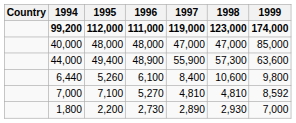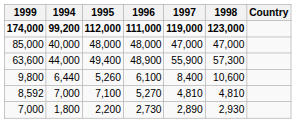columns swapped: (26, 12) <-> (270, 12)
